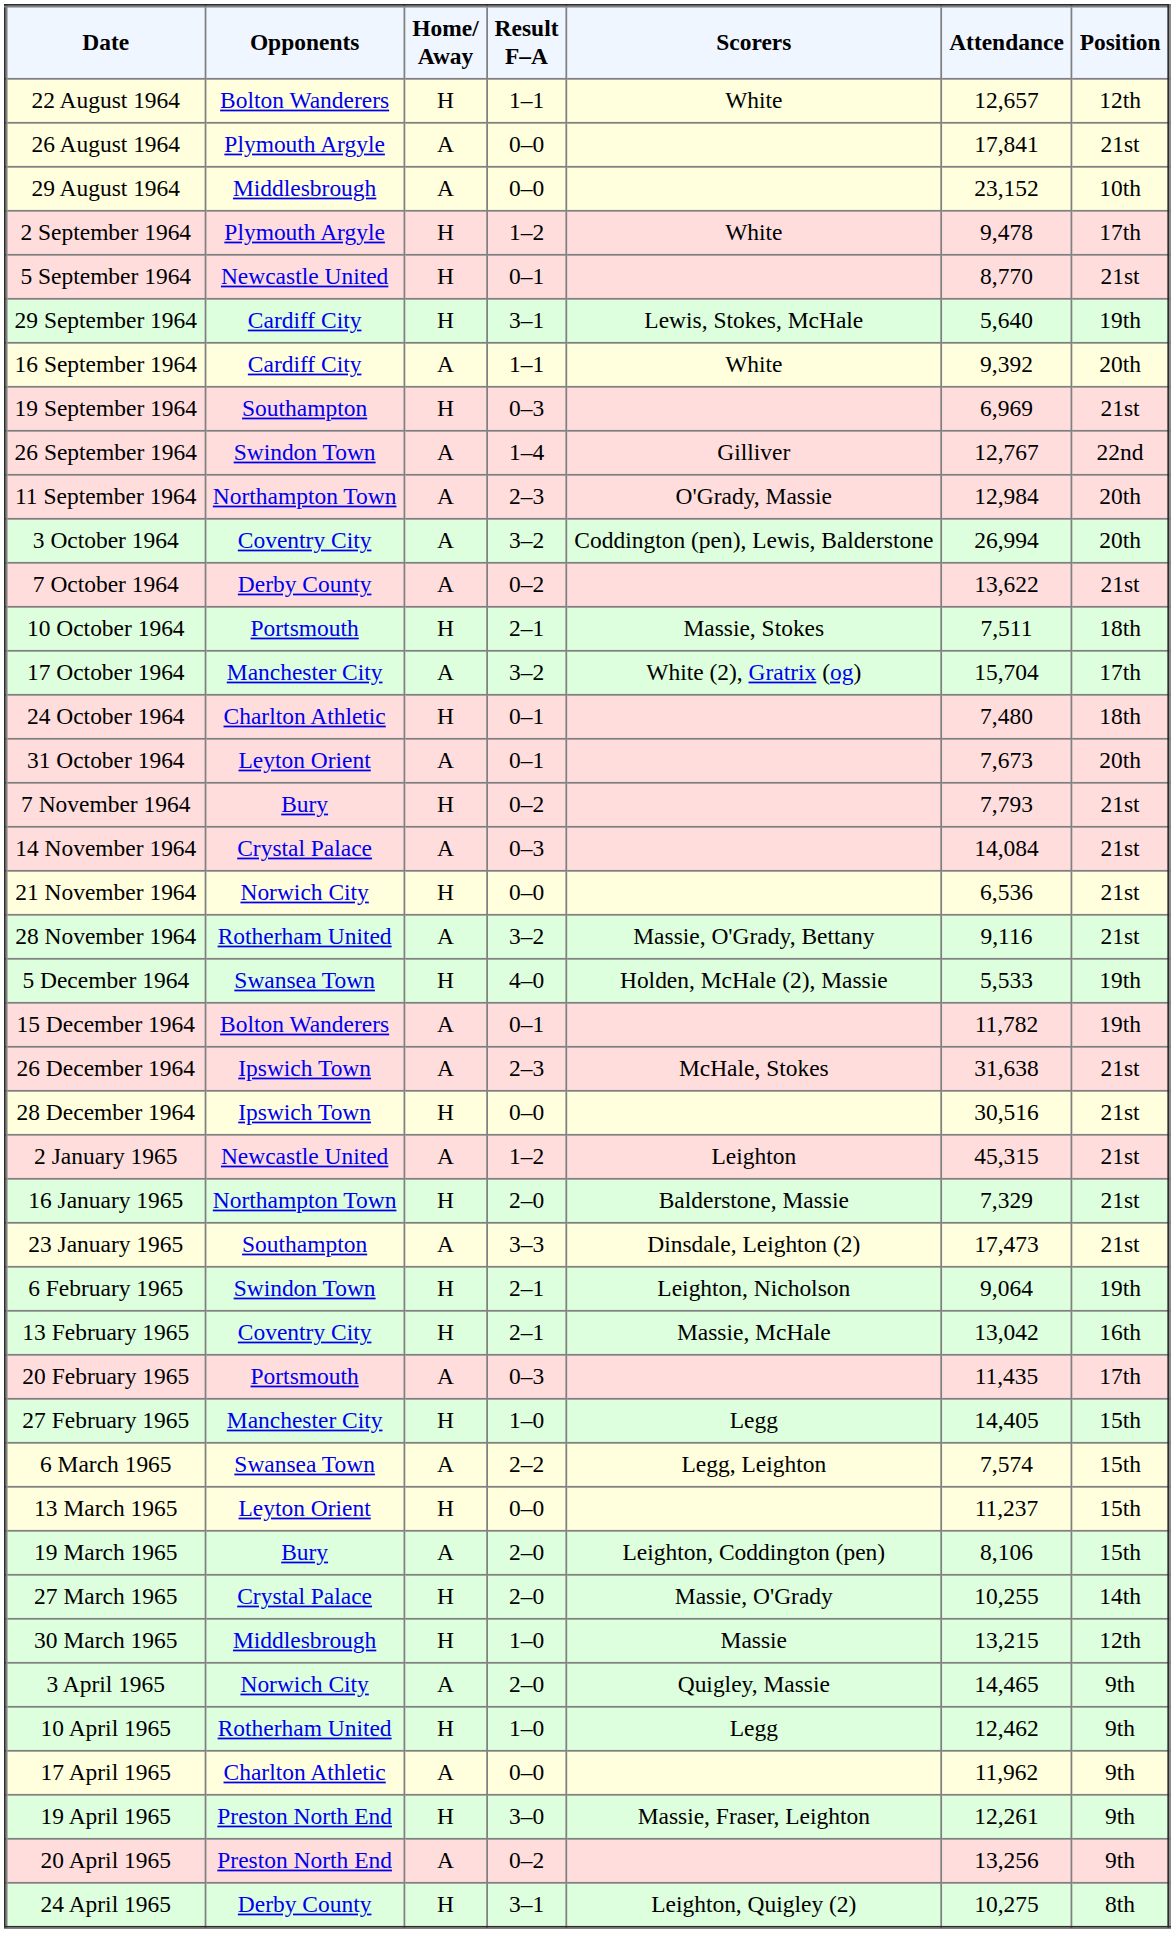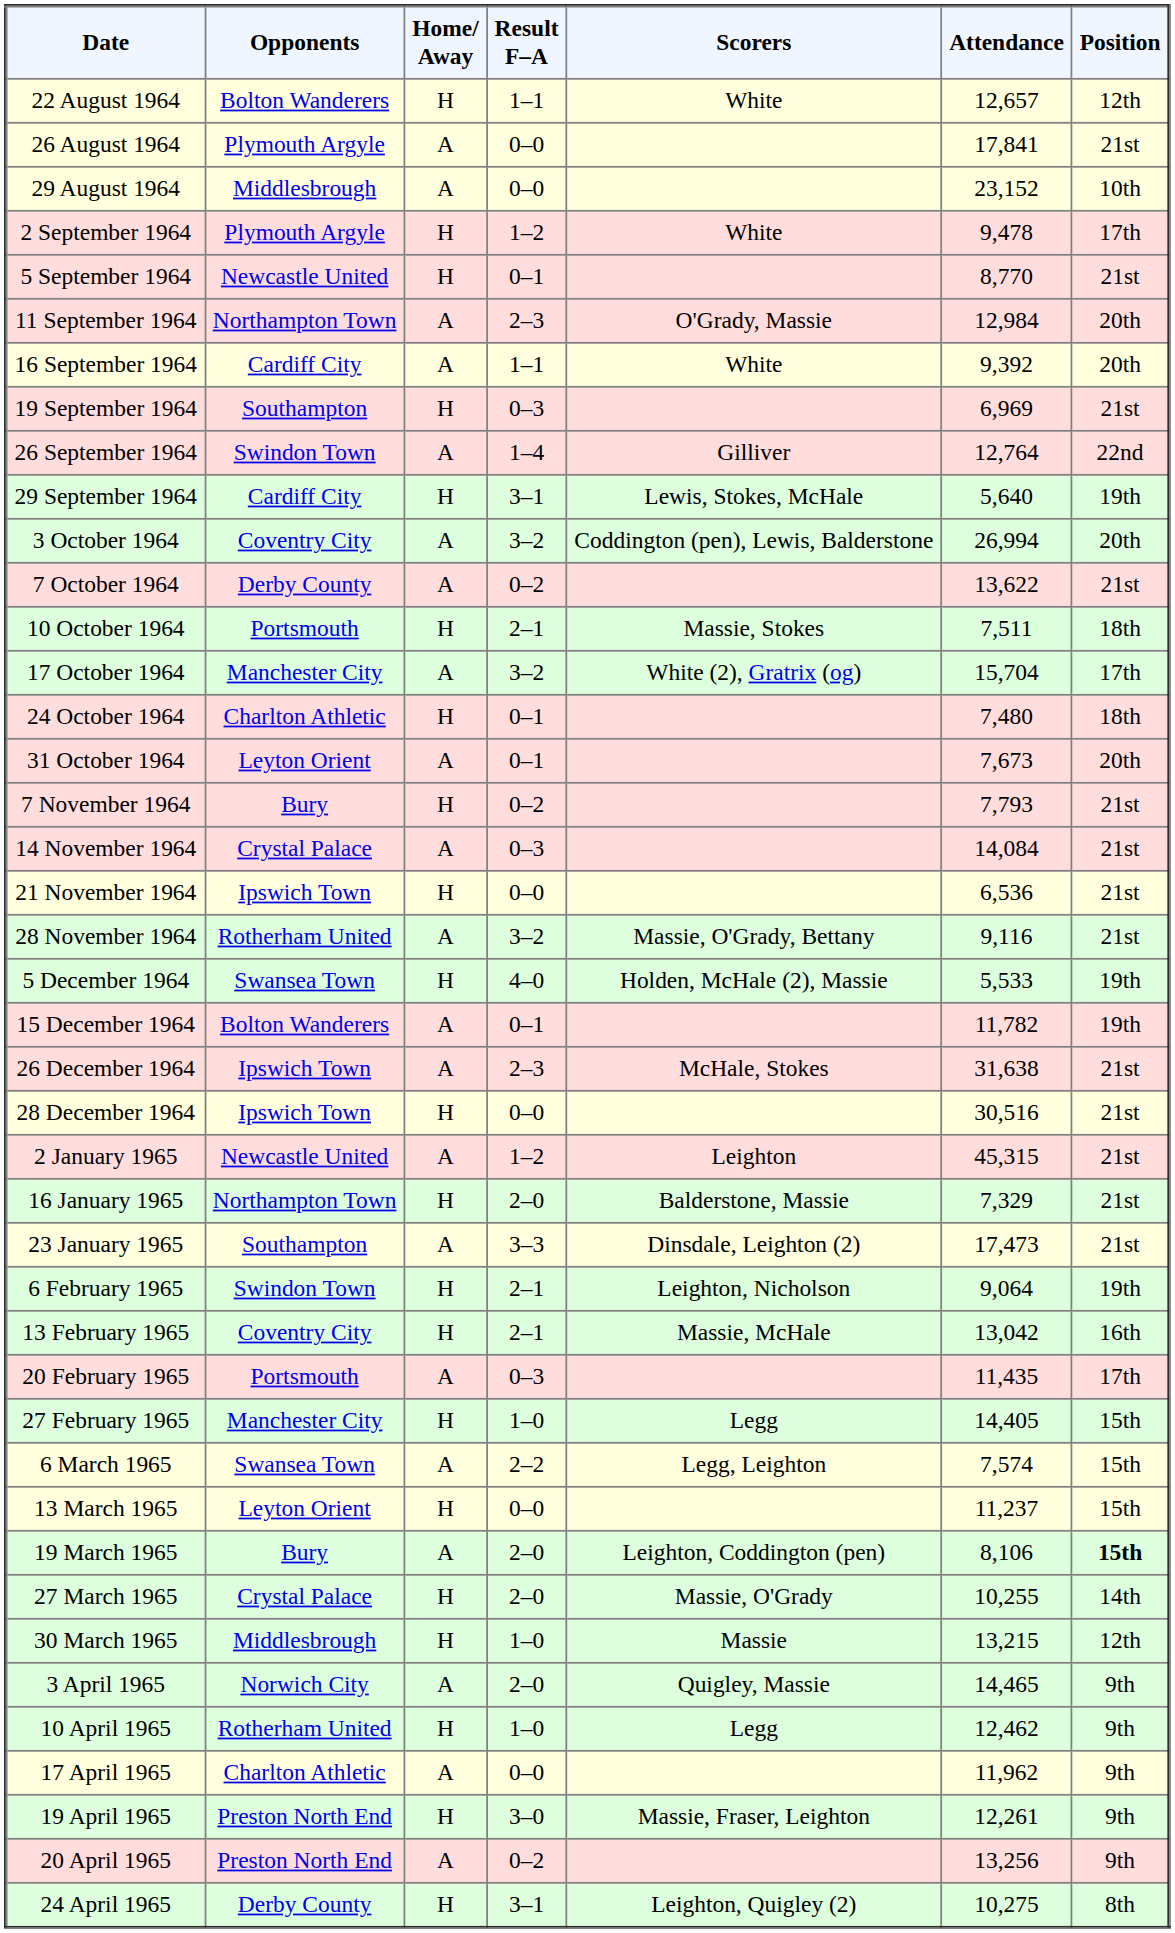rows swapped: (106, 496) <-> (106, 320)
(1006, 452) 12,767 -> (1006, 452) 12,764
(305, 892) Norwich City -> (305, 892) Ipswich Town
(1120, 1552) normal -> (1120, 1552) bold
